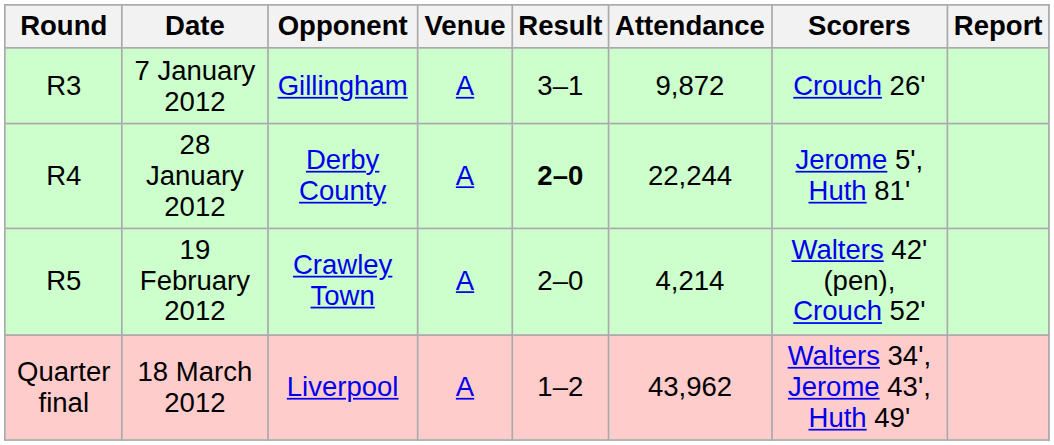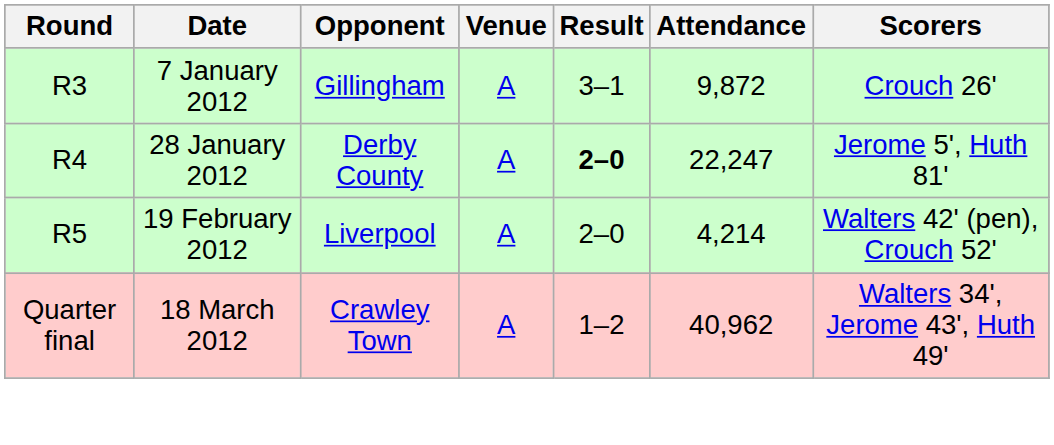- column: (998, 26)
(690, 175) 22,244 -> (731, 160) 22,247
(343, 281) Crawley Town -> (380, 234) Liverpool
(343, 386) Liverpool -> (380, 324) Crawley Town
(690, 386) 43,962 -> (731, 324) 40,962
